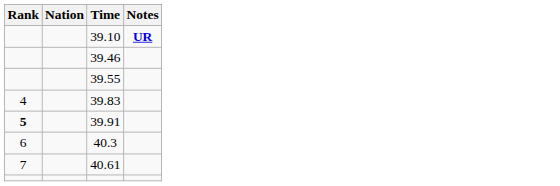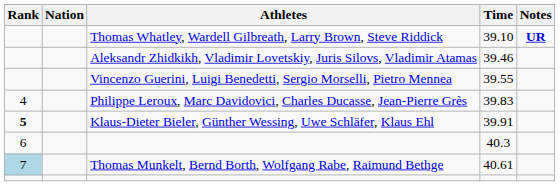+ column: (284, 15)
(23, 164) no background -> (23, 164) lightblue background
